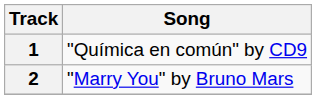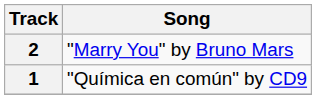rows swapped: (34, 49) <-> (34, 79)
